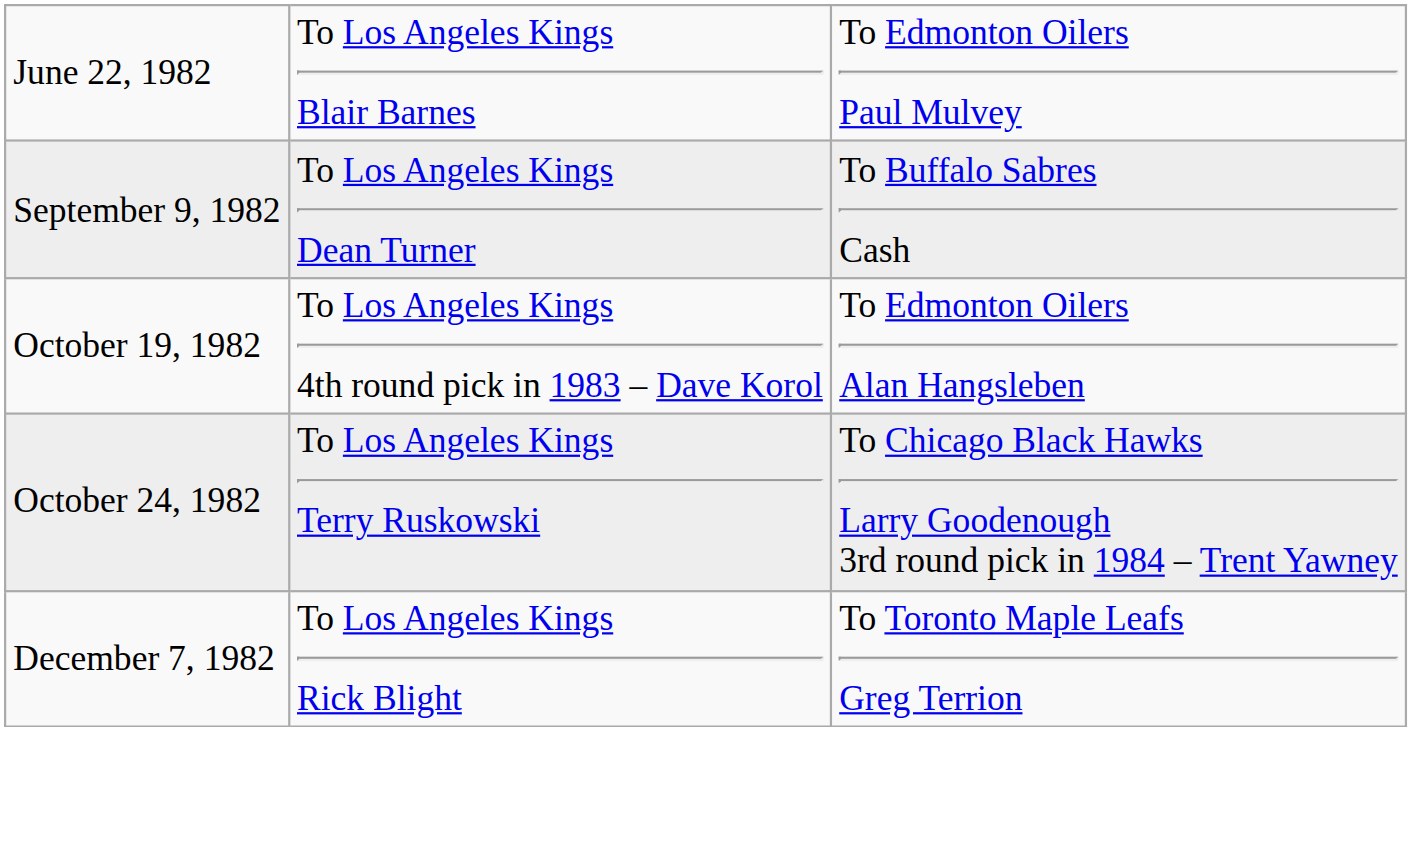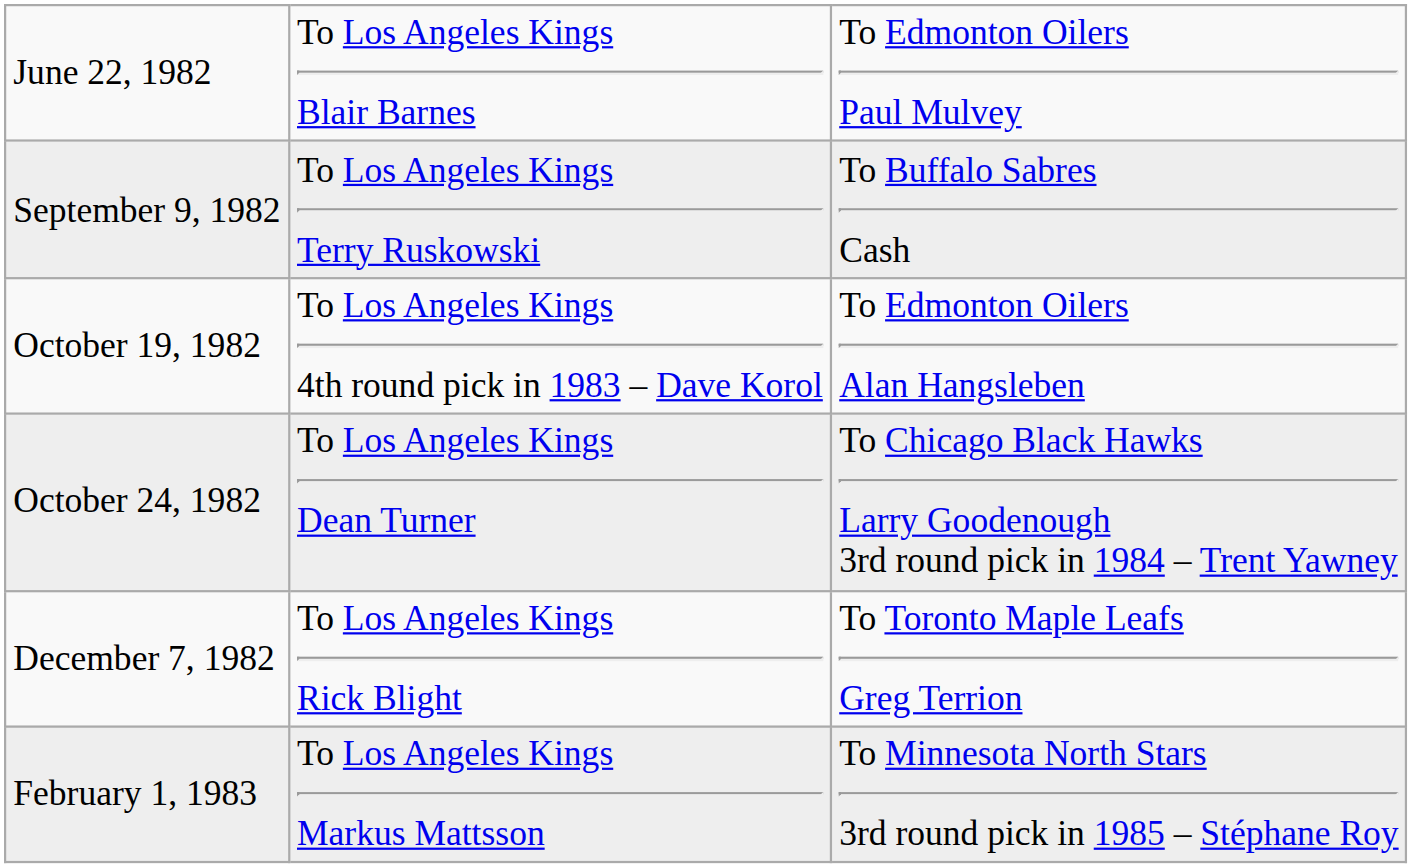(560, 208) To Los Angeles Kings Dean Turner -> (560, 208) To Los Angeles Kings Terry Ruskowski
(560, 481) To Los Angeles Kings Terry Ruskowski -> (560, 481) To Los Angeles Kings Dean Turner
+ row: (135, 793)
